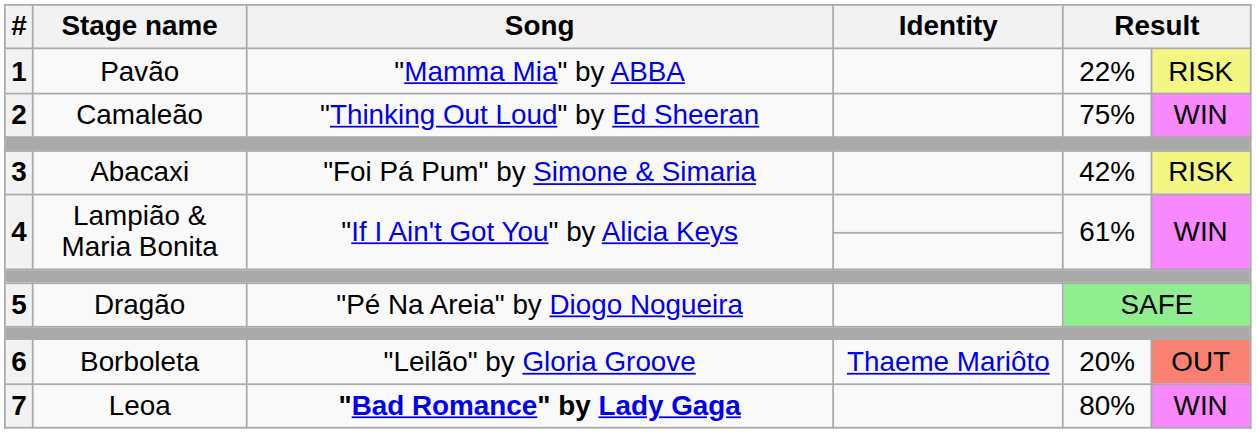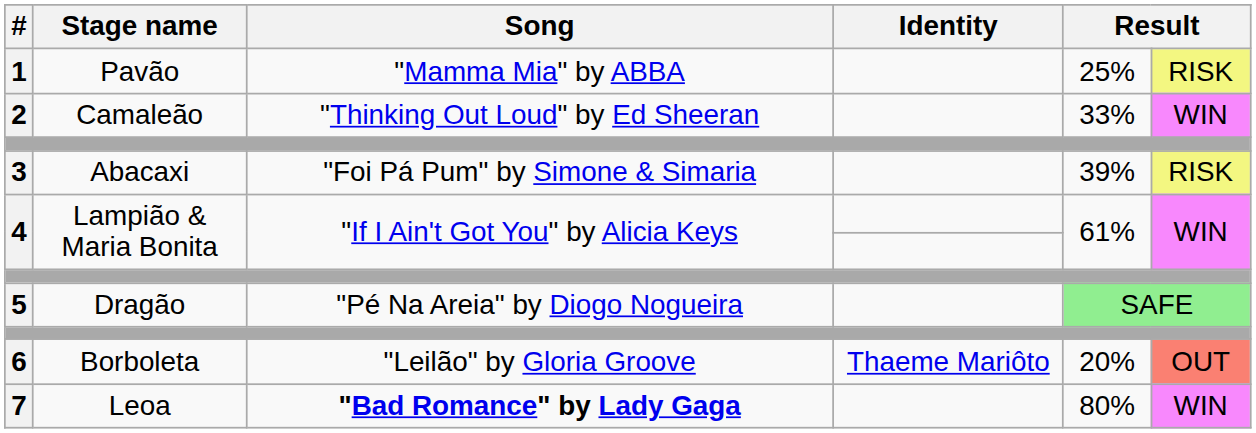(1107, 70) 22% -> (1107, 70) 25%
(1107, 114) 75% -> (1107, 114) 33%
(1107, 171) 42% -> (1107, 171) 39%
